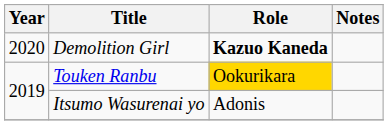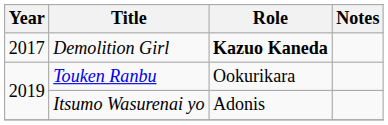(27, 47) 2020 -> (27, 47) 2017
(254, 76) gold background -> (254, 76) no background
